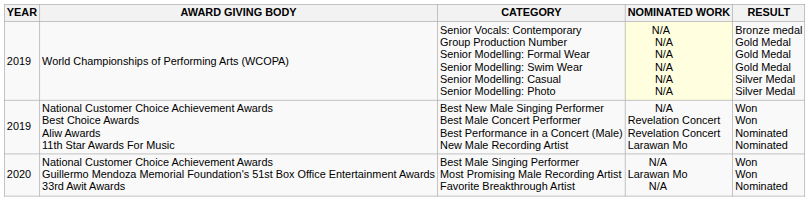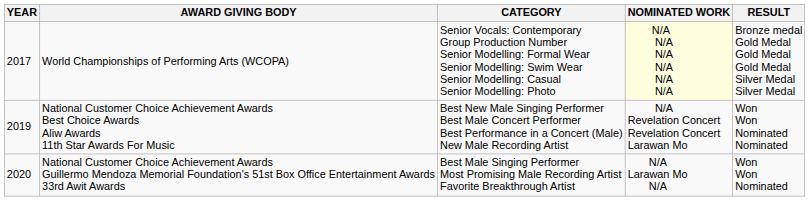(19, 60) 2019 -> (19, 60) 2017
